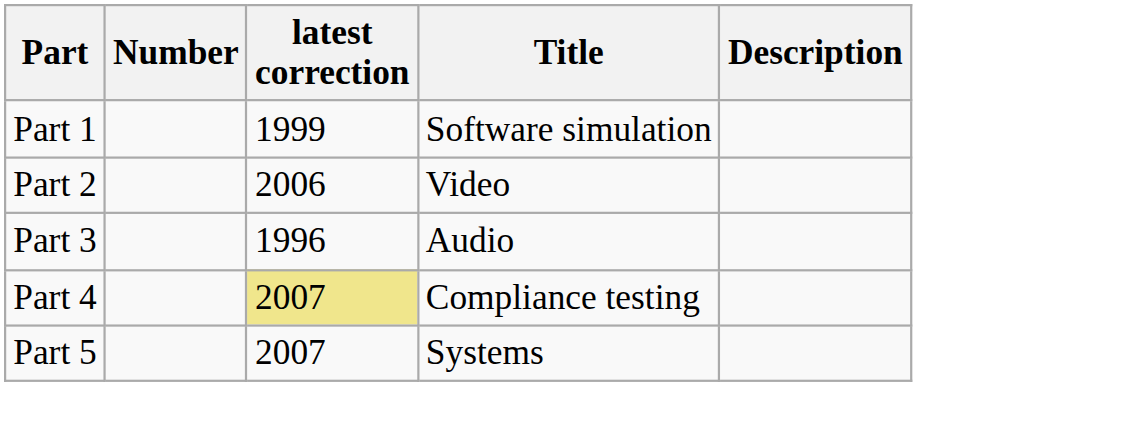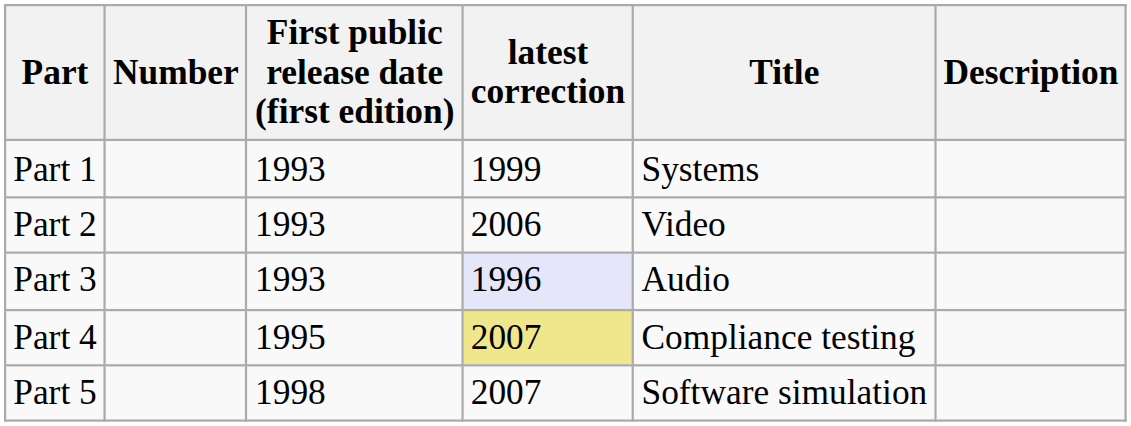+ column: (355, 72)
(569, 128) Software simulation -> (700, 168) Systems
(290, 240) no background -> (506, 280) lavender background
(485, 352) Systems -> (784, 392) Software simulation
